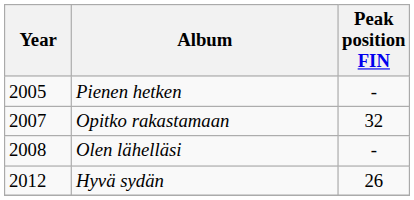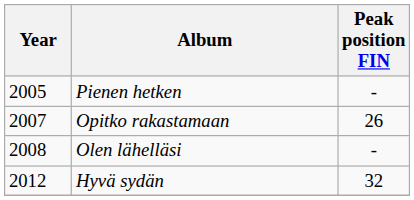(374, 120) 32 -> (374, 120) 26
(374, 180) 26 -> (374, 180) 32
